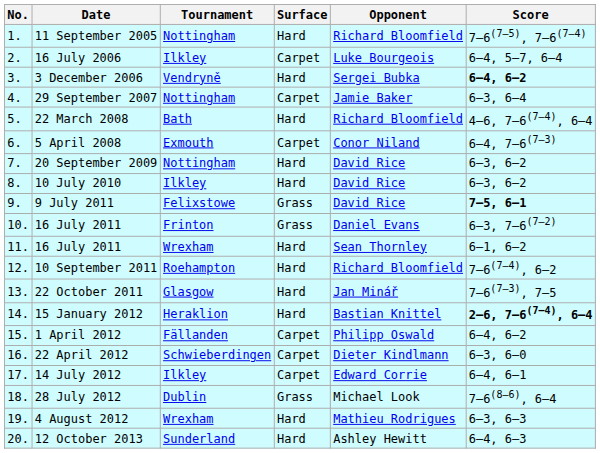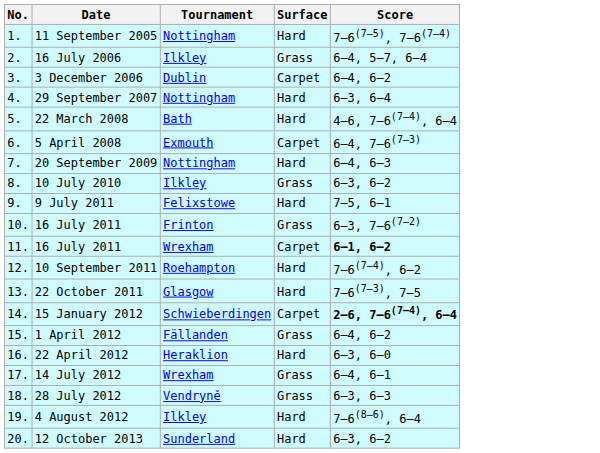- column: (398, 14)
(299, 57) Carpet -> (295, 57) Grass
(192, 77) Vendryně -> (185, 77) Dublin
(291, 77) Hard -> (299, 77) Carpet
(498, 77) bold -> (362, 77) normal
(299, 97) Carpet -> (291, 97) Hard
(498, 163) 6–3, 6–2 -> (362, 163) 6–4, 6–3
(291, 183) Hard -> (295, 183) Grass
(295, 203) Grass -> (291, 203) Hard
(498, 203) bold -> (362, 203) normal
(291, 246) Hard -> (299, 246) Carpet
(498, 246) normal -> (362, 246) bold
(196, 314) Heraklion -> (217, 314) Schwieberdingen
(291, 314) Hard -> (299, 314) Carpet
(299, 335) Carpet -> (295, 335) Grass
(217, 355) Schwieberdingen -> (196, 355) Heraklion
(299, 355) Carpet -> (291, 355) Hard
(185, 375) Ilkley -> (188, 375) Wrexham
(299, 375) Carpet -> (295, 375) Grass
(185, 397) Dublin -> (192, 395) Vendryně
(513, 397) 7–6(8–6), 6–4 -> (362, 395) 6–3, 6–3
(188, 418) Wrexham -> (185, 417) Ilkley
(498, 418) 6–3, 6–3 -> (377, 417) 7–6(8–6), 6–4
(498, 438) 6–4, 6–3 -> (362, 438) 6–3, 6–2
